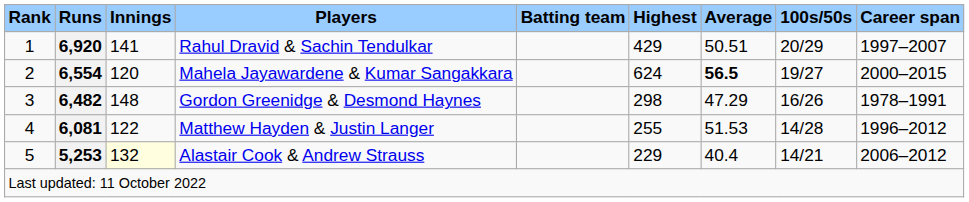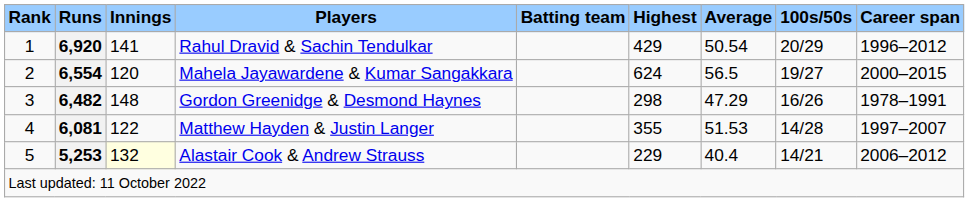(726, 45) 50.51 -> (726, 45) 50.54
(903, 45) 1997–2007 -> (903, 45) 1996–2012
(721, 73) bold -> (721, 73) normal
(648, 127) 255 -> (648, 127) 355
(903, 127) 1996–2012 -> (903, 127) 1997–2007
